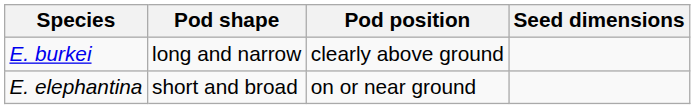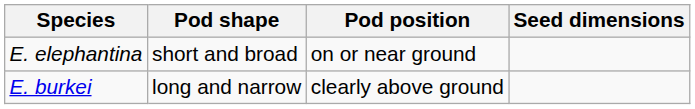rows swapped: (76, 86) <-> (50, 53)
